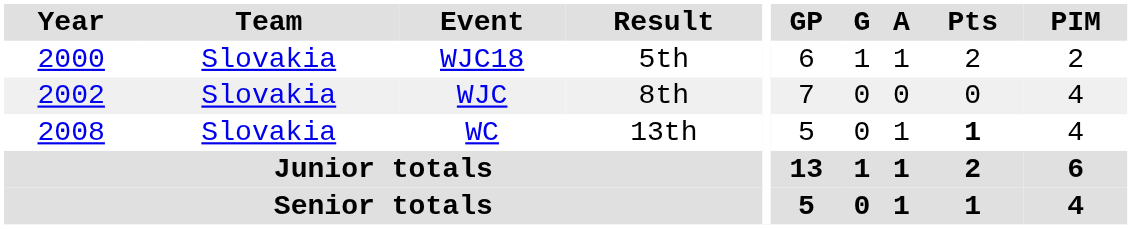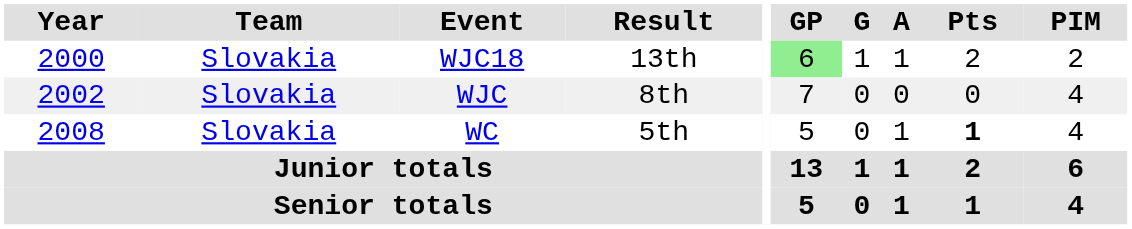(664, 59) 5th -> (664, 59) 13th
(806, 59) no background -> (806, 59) lightgreen background
(664, 133) 13th -> (664, 133) 5th
